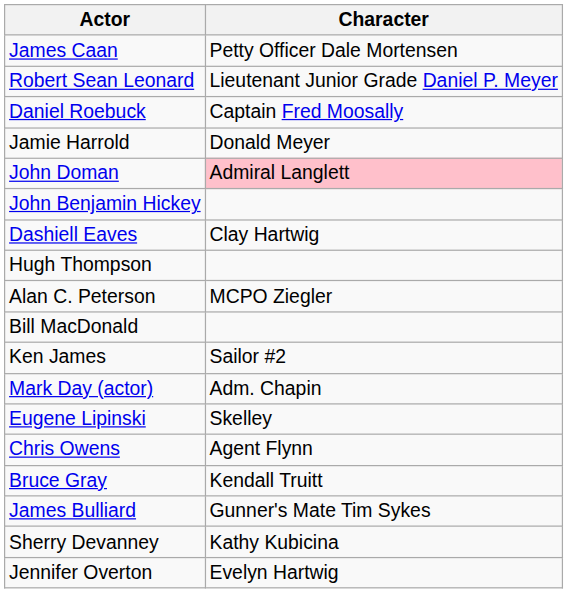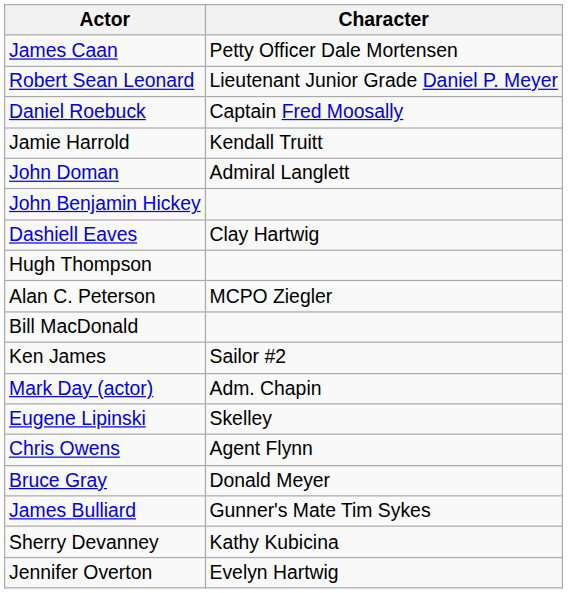(270, 142) Donald Meyer -> (266, 142) Kendall Truitt
(279, 173) pink background -> (279, 173) no background
(266, 480) Kendall Truitt -> (270, 480) Donald Meyer
